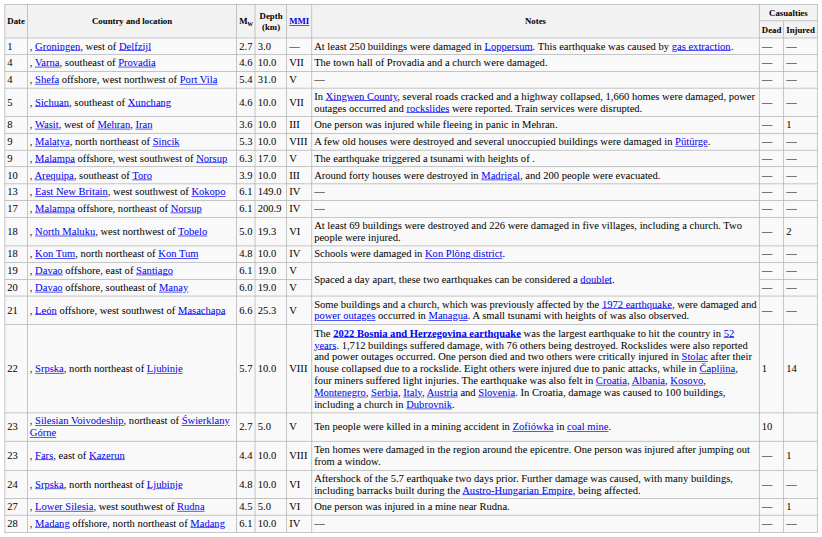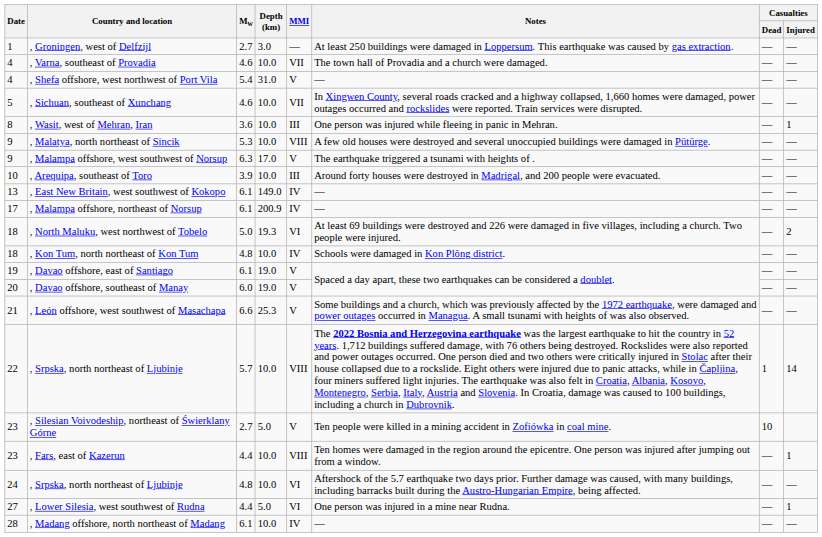(246, 507) 4.5 -> (246, 507) 4.4
